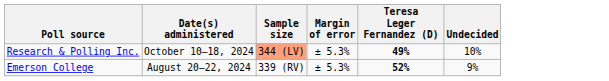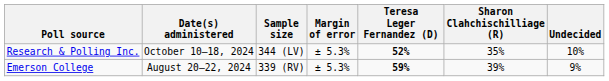+ column: (496, 24)
(281, 51) lightsalmon background -> (281, 51) no background
(401, 51) 49% -> (401, 51) 52%
(401, 67) 52% -> (401, 67) 59%
